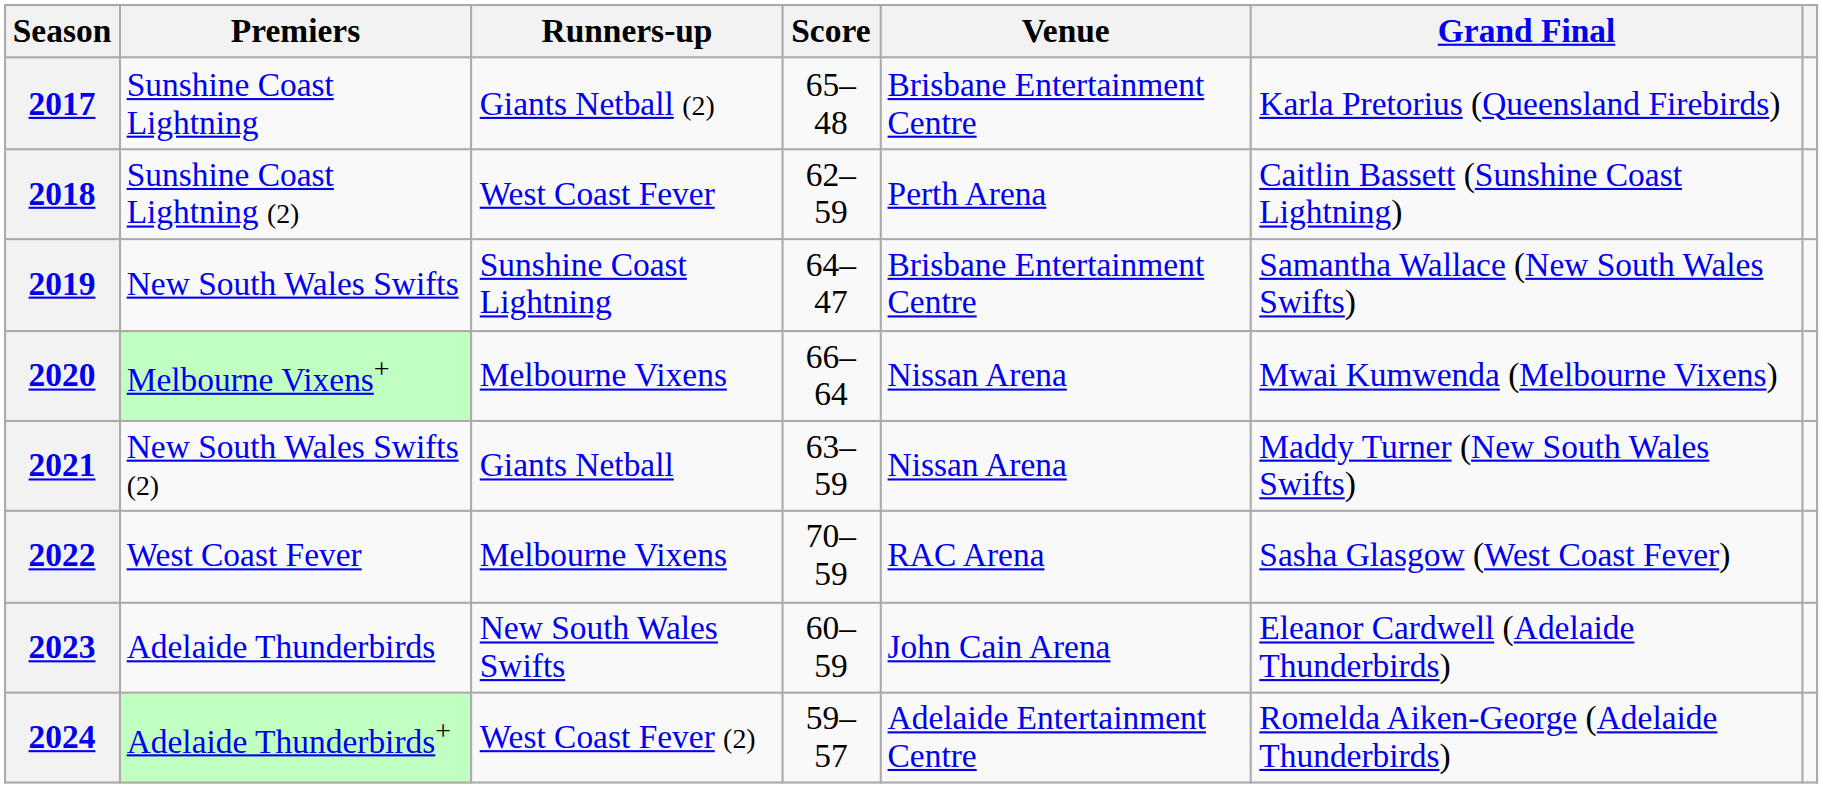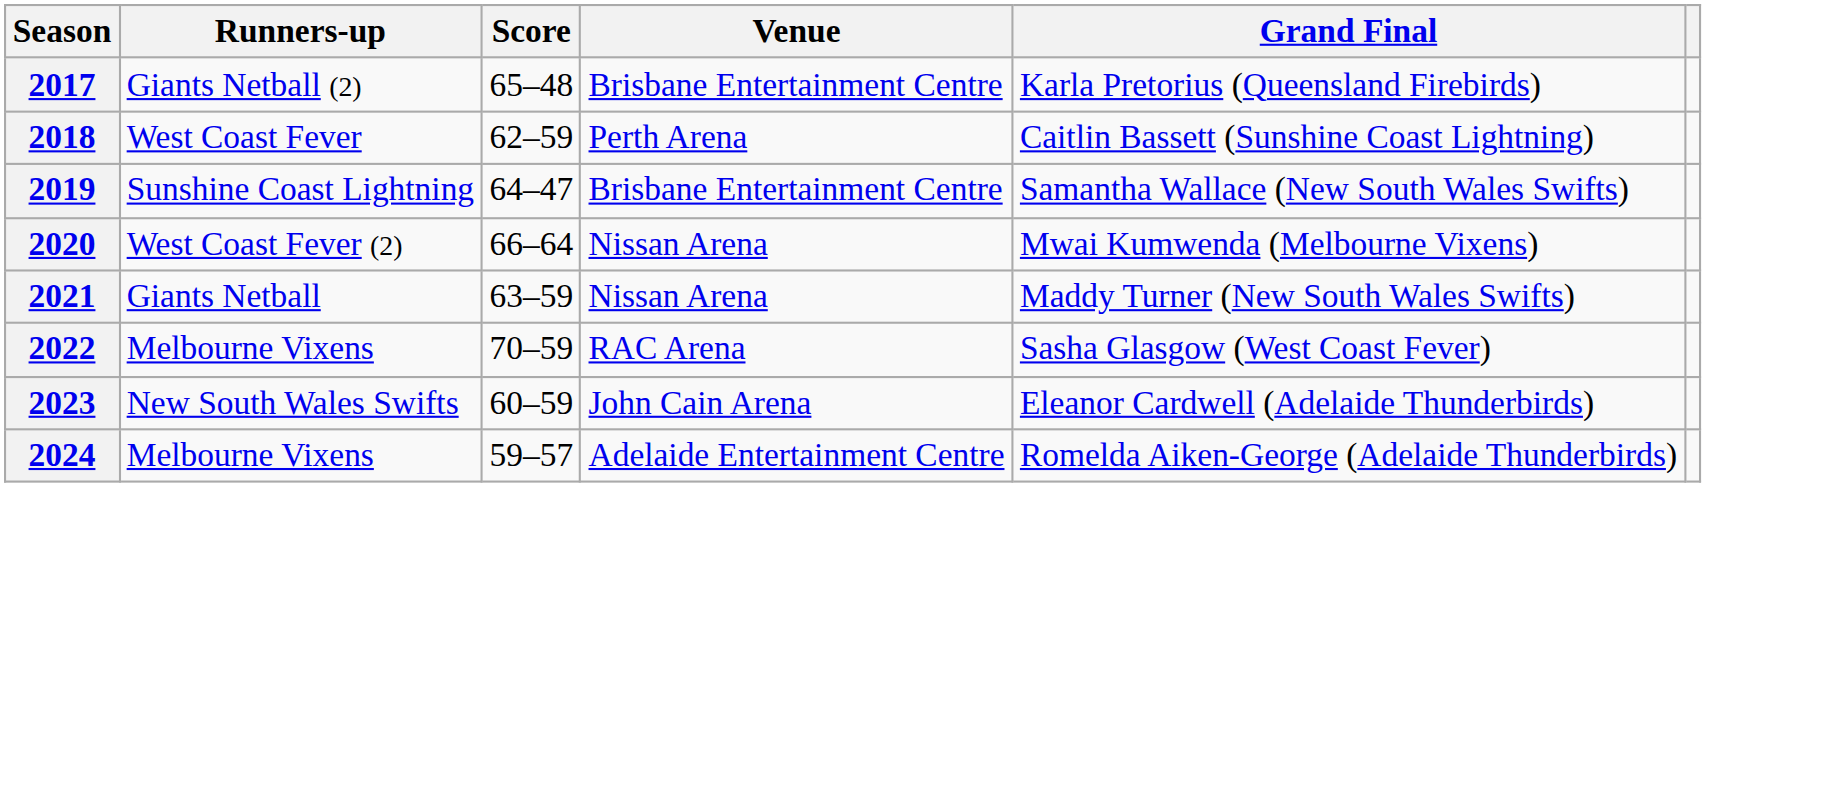- column: (295, 31)
(603, 374) Melbourne Vixens -> (265, 243) West Coast Fever (2)
(618, 737) West Coast Fever (2) -> (250, 455) Melbourne Vixens
